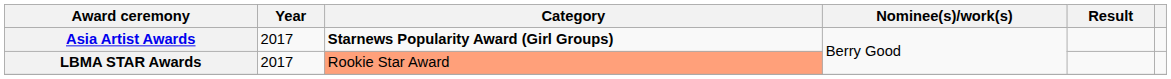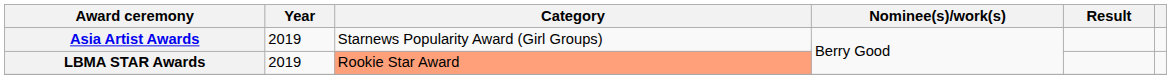(277, 39) 2017 -> (285, 39) 2019
(471, 39) bold -> (470, 39) normal
(277, 62) 2017 -> (285, 62) 2019
